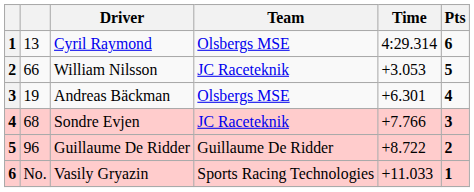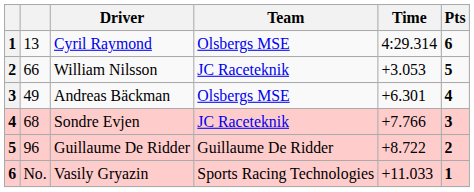(31, 95) 19 -> (31, 95) 49
